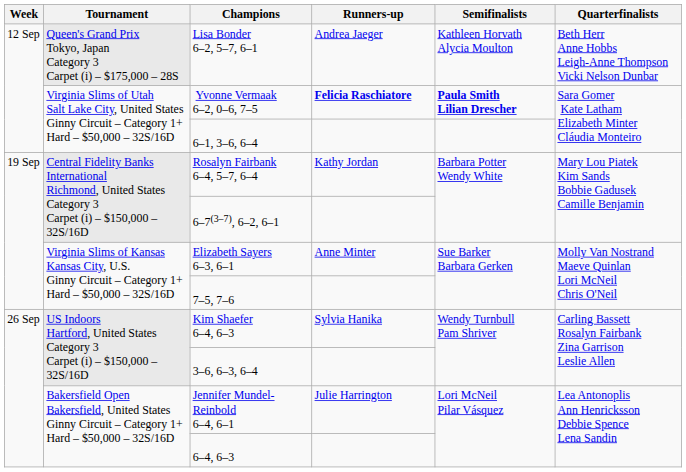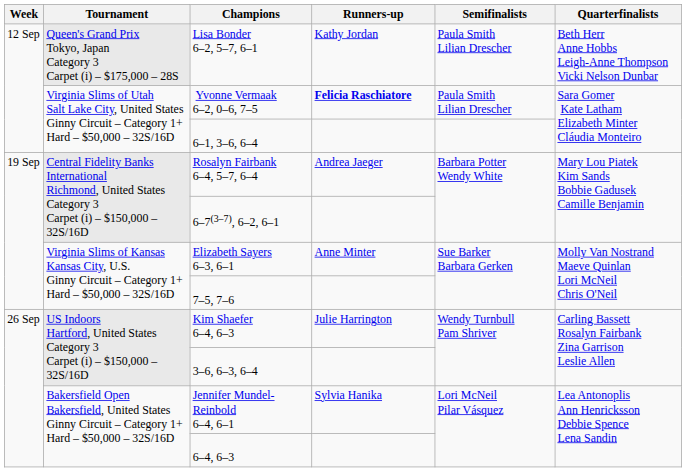(349, 34) Andrea Jaeger -> (346, 34) Kathy Jordan
(480, 41) Kathleen Horvath Alycia Moulton -> (474, 41) Paula Smith Lilian Drescher
(477, 102) bold -> (474, 102) normal
(346, 162) Kathy Jordan -> (349, 162) Andrea Jaeger
(348, 319) Sylvia Hanika -> (353, 319) Julie Harrington
(353, 395) Julie Harrington -> (348, 395) Sylvia Hanika
